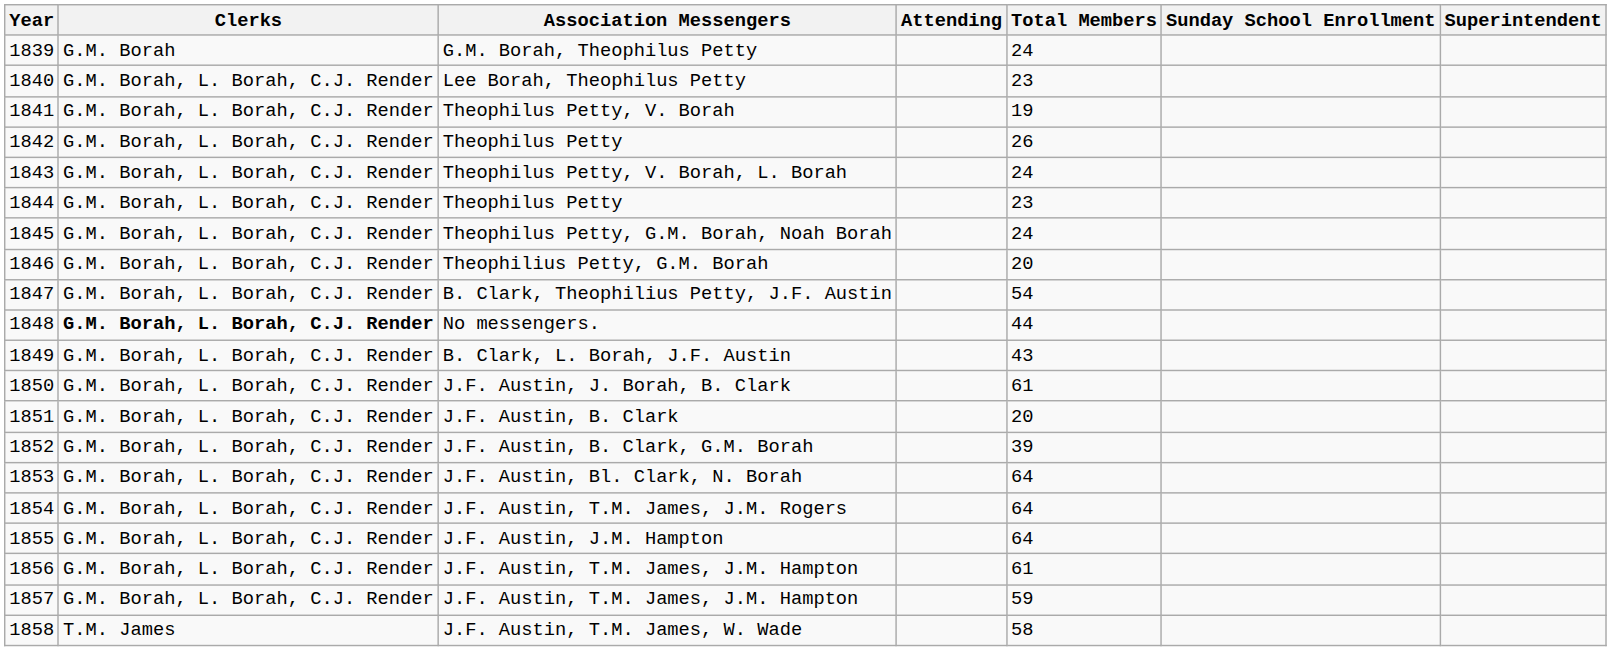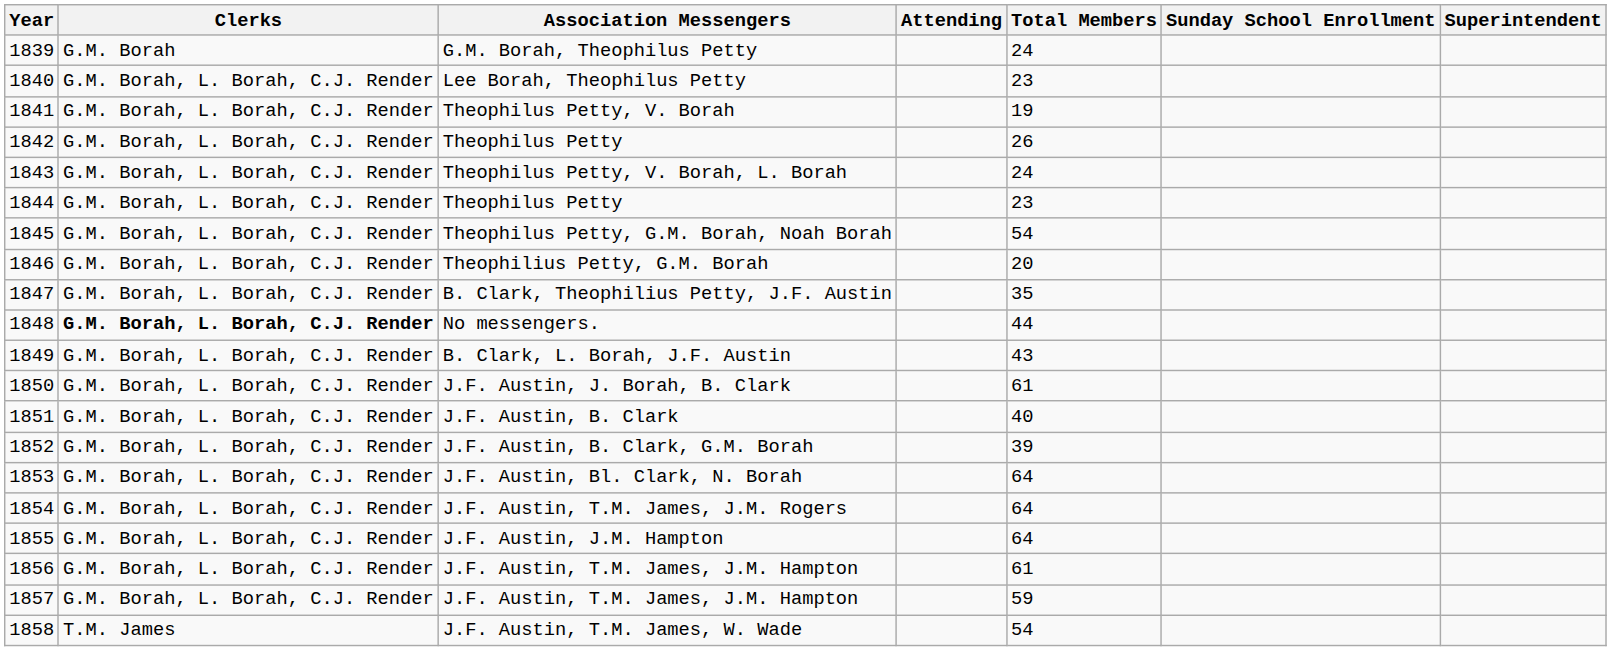(1022, 234) 24 -> (1022, 234) 54
(1022, 295) 54 -> (1022, 295) 35
(1022, 417) 20 -> (1022, 417) 40
(1022, 630) 58 -> (1022, 630) 54
